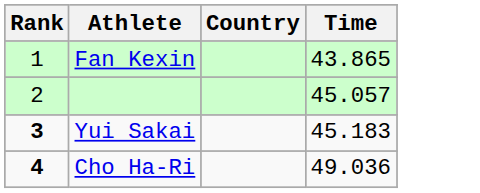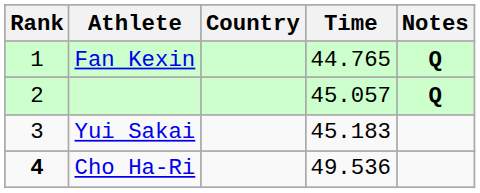+ column: (435, 23)
(351, 60) 43.865 -> (351, 60) 44.765
(37, 132) bold -> (37, 132) normal
(351, 169) 49.036 -> (351, 169) 49.536
